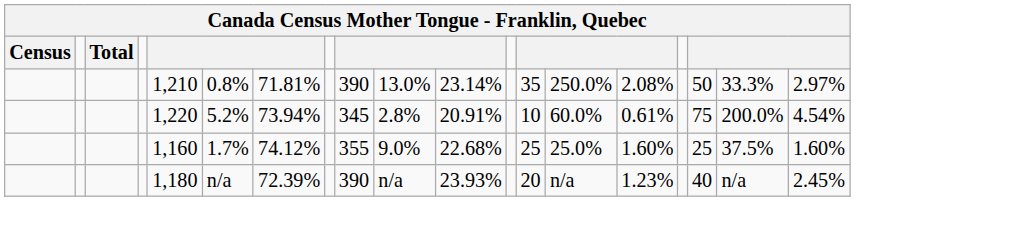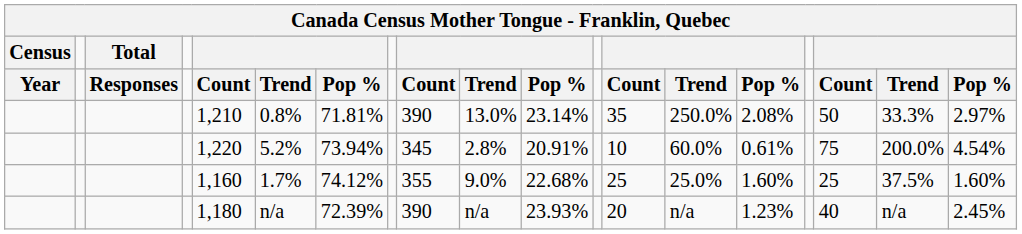+ row: (40, 84)
